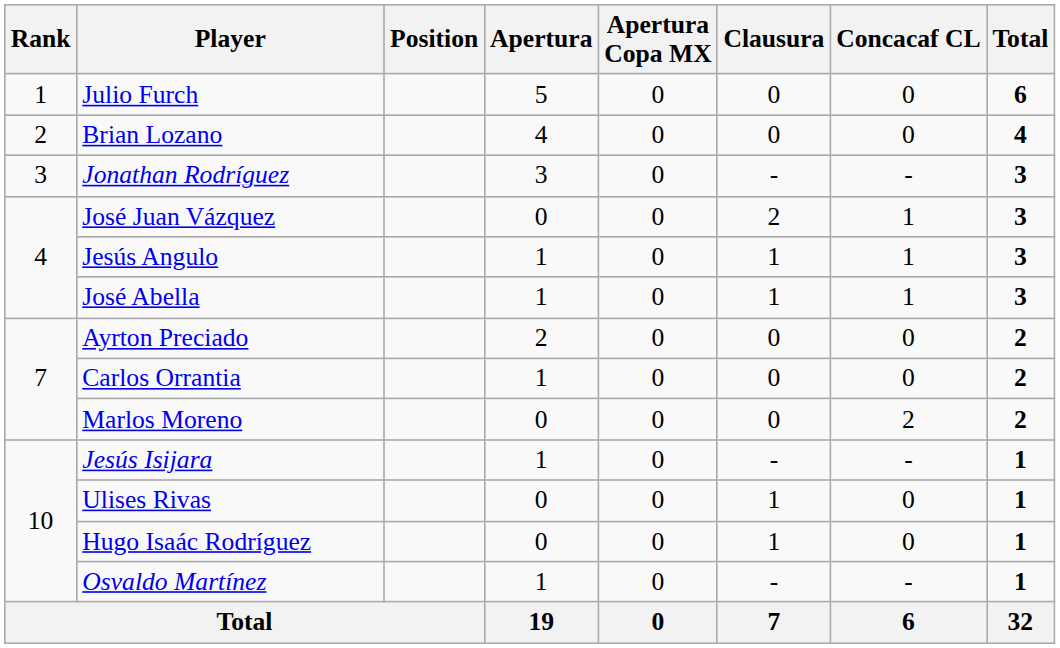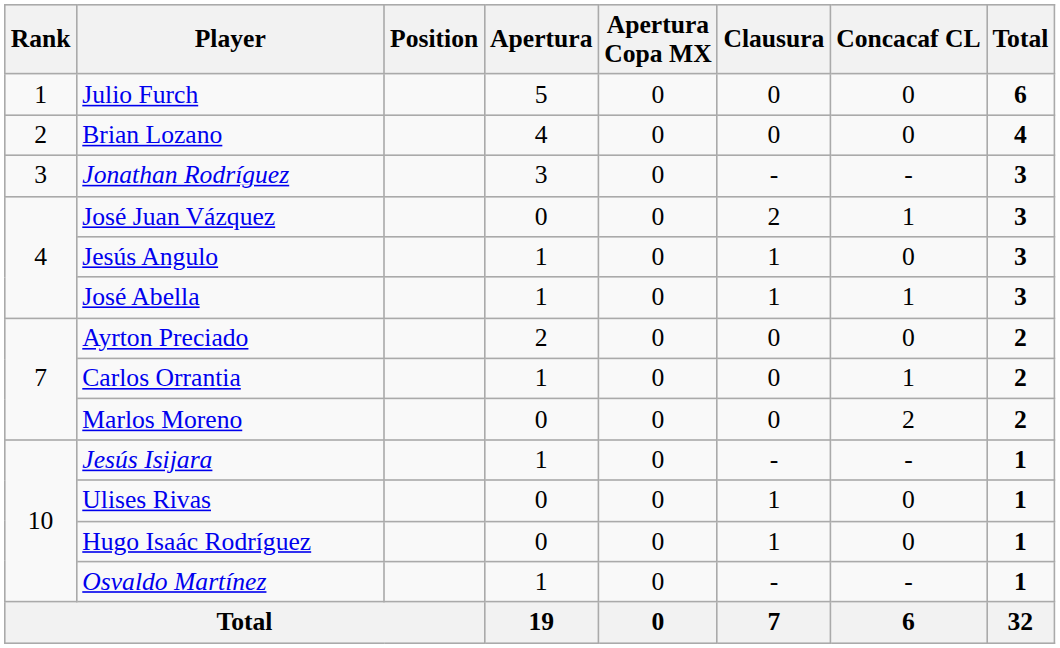(908, 256) 1 -> (908, 256) 0
(908, 378) 0 -> (908, 378) 1
